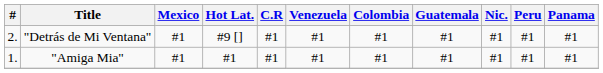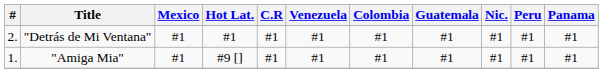(230, 36) #9 [] -> (230, 36) #1
(230, 57) #1 -> (230, 57) #9 []
